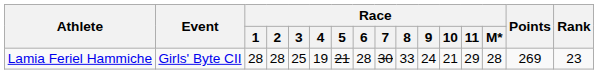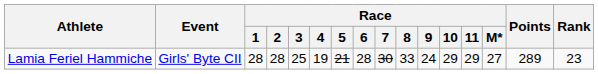(450, 59) 21 -> (450, 59) 29
(494, 59) 28 -> (494, 59) 27
(530, 59) 269 -> (530, 59) 289
